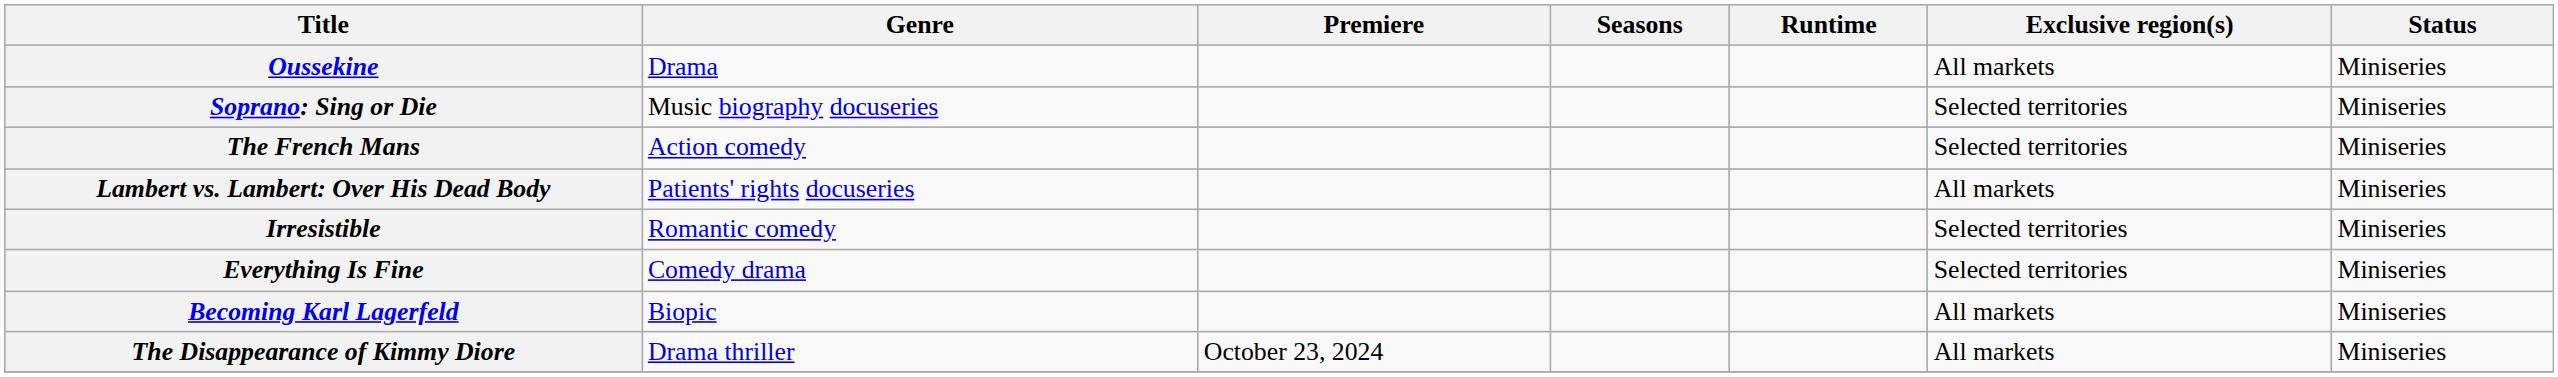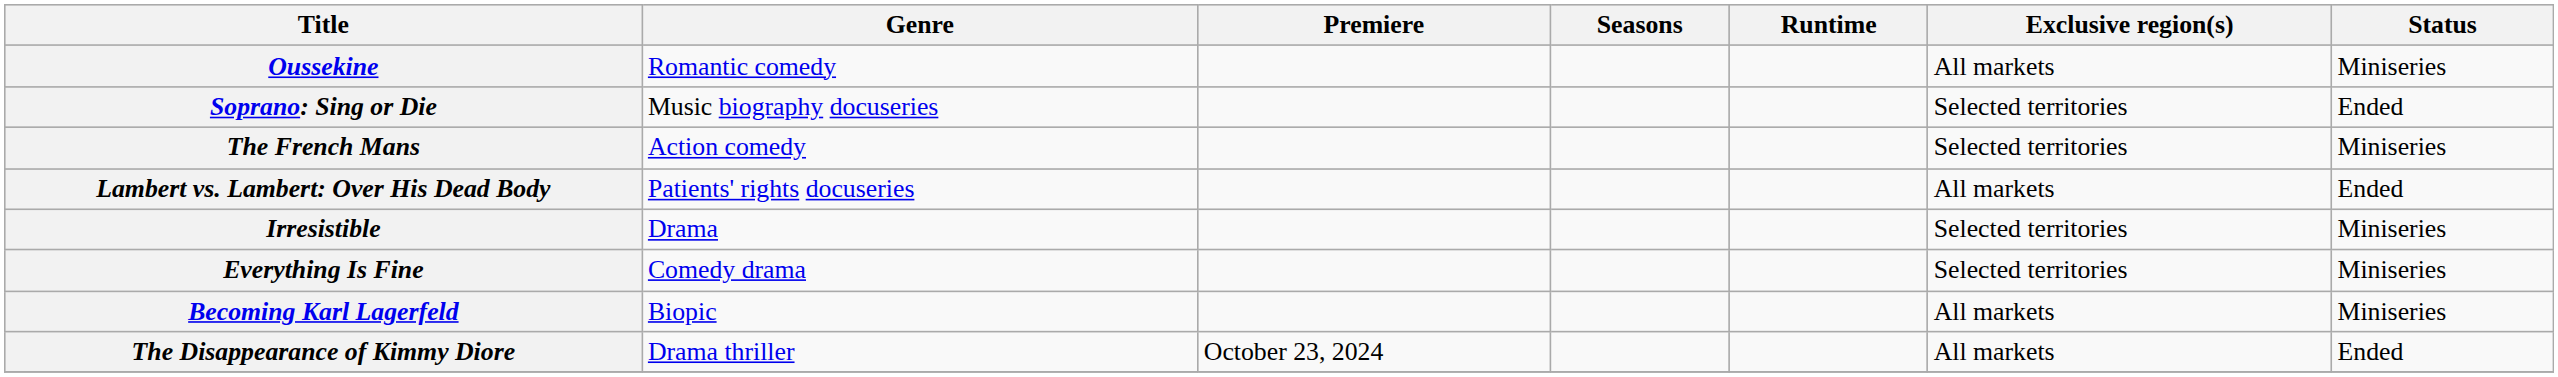(683, 65) Drama -> (742, 65) Romantic comedy
(2392, 106) Miniseries -> (2370, 106) Ended
(2392, 188) Miniseries -> (2370, 188) Ended
(742, 229) Romantic comedy -> (683, 229) Drama
(2392, 351) Miniseries -> (2370, 351) Ended
